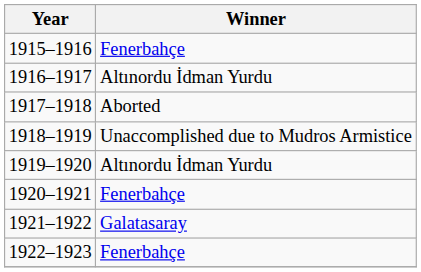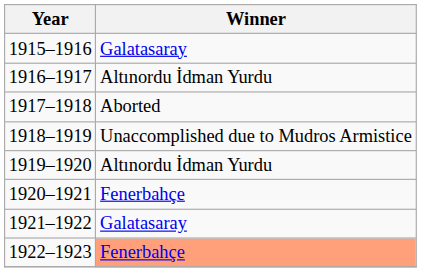(142, 48) Fenerbahçe -> (144, 48) Galatasaray
(142, 252) no background -> (142, 252) lightsalmon background
